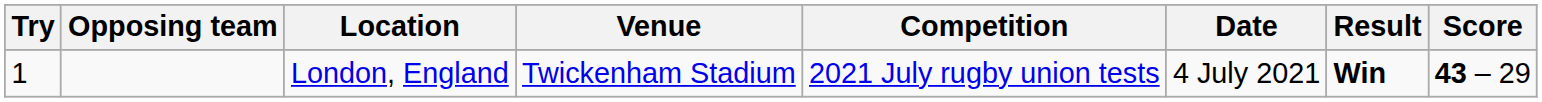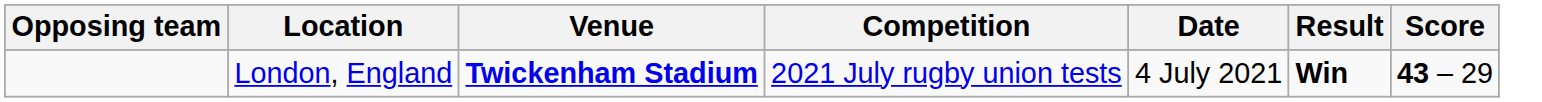- column: (33, 27)
(659, 73) normal -> (612, 73) bold
